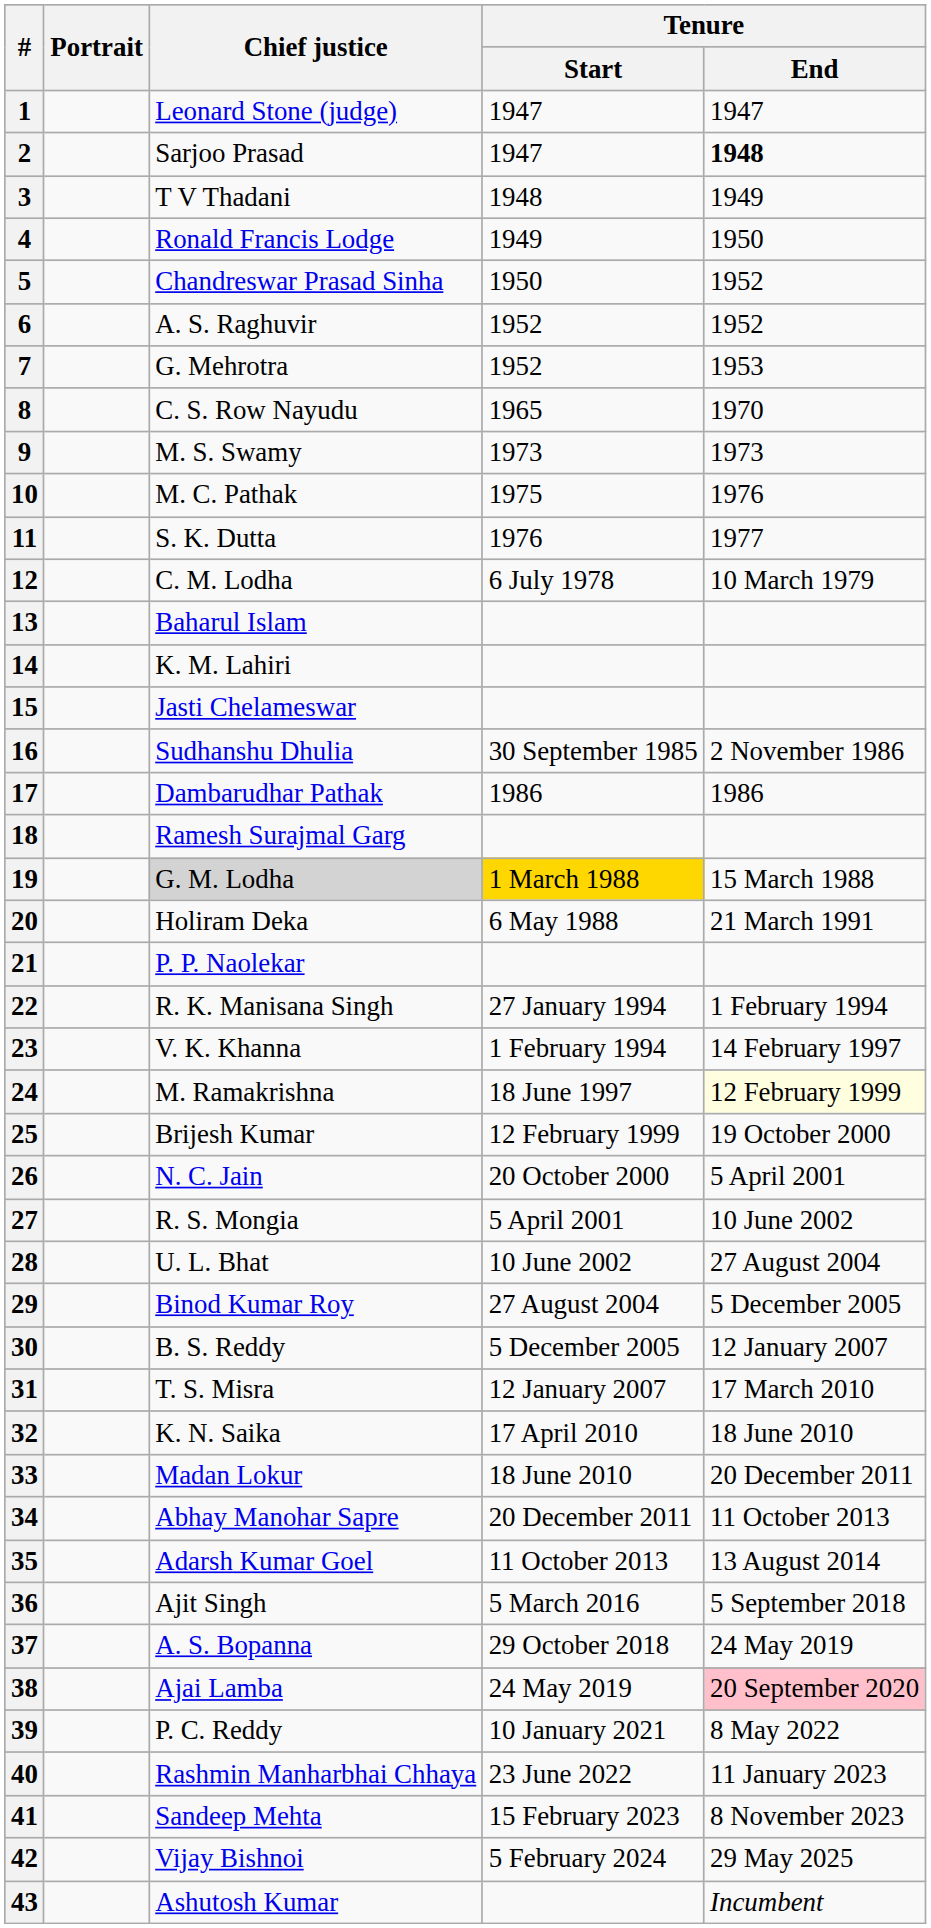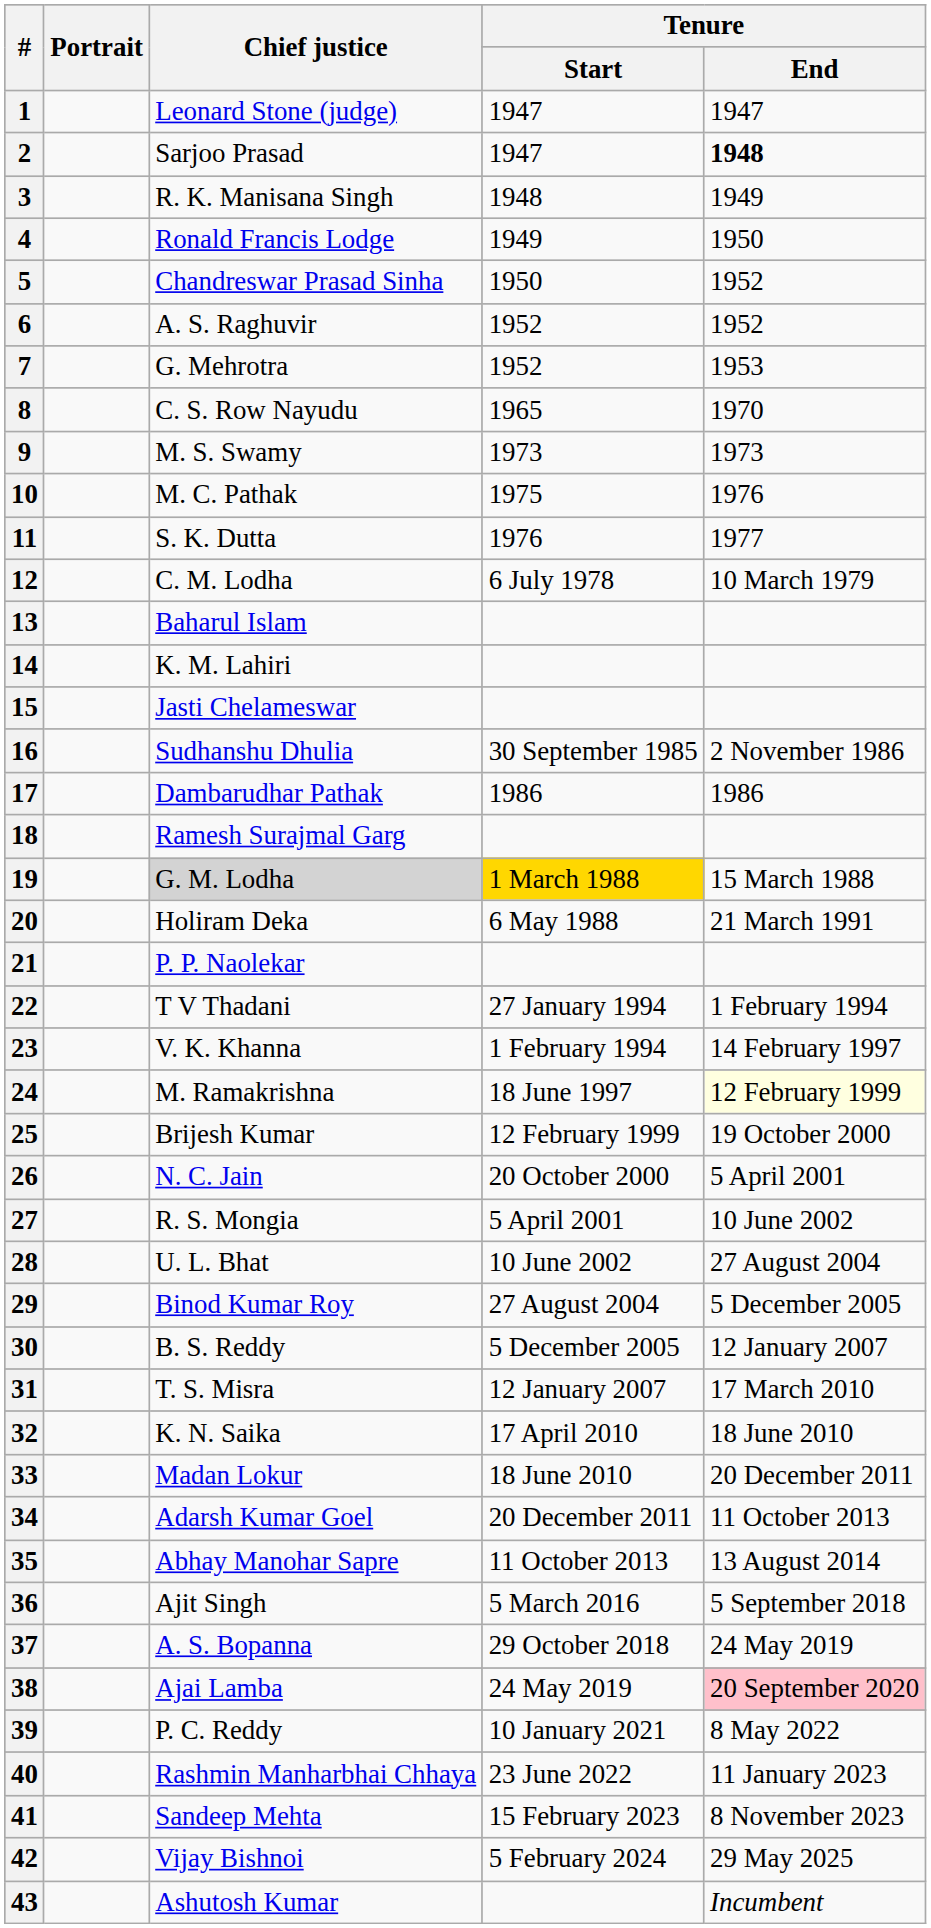(223, 196) T V Thadani -> (274, 196) R. K. Manisana Singh
(274, 1006) R. K. Manisana Singh -> (223, 1006) T V Thadani
(277, 1517) Abhay Manohar Sapre -> (264, 1517) Adarsh Kumar Goel
(264, 1560) Adarsh Kumar Goel -> (277, 1560) Abhay Manohar Sapre
